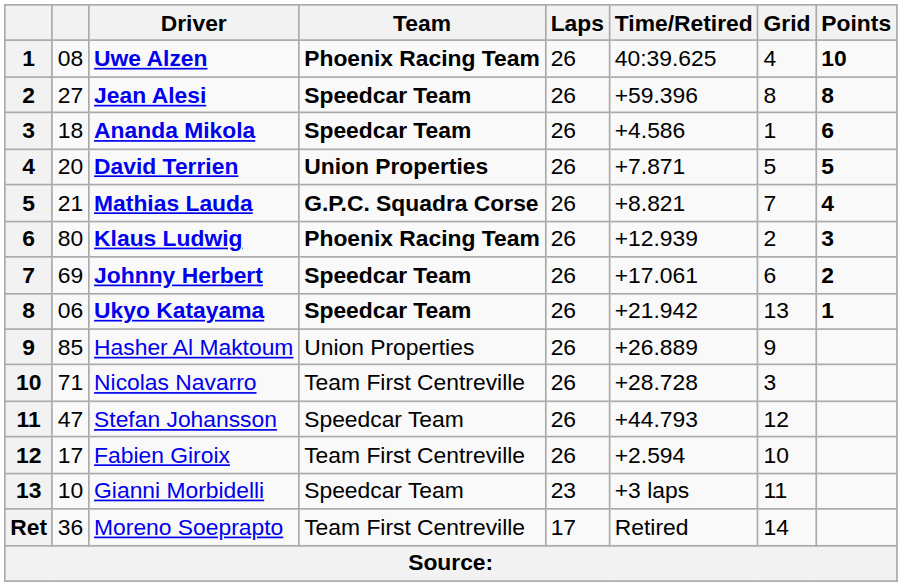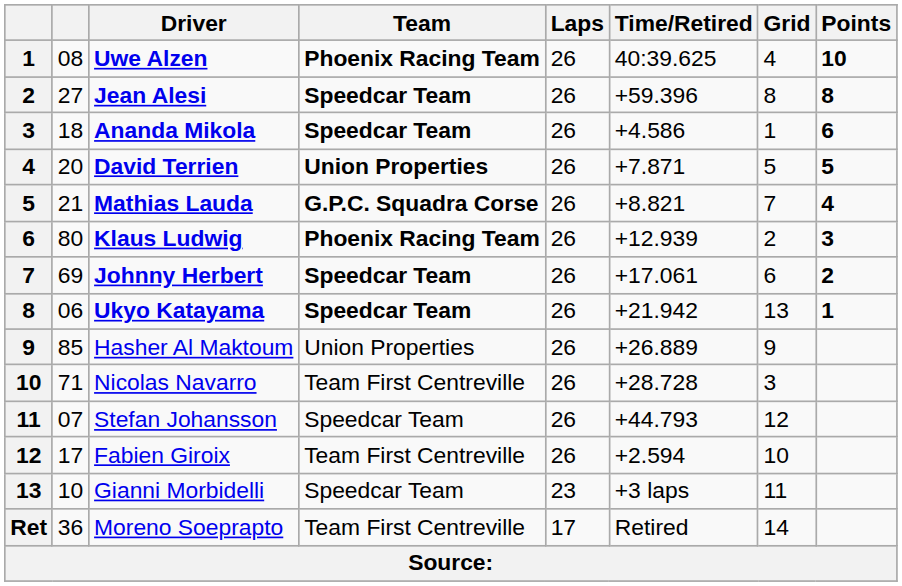(71, 419) 47 -> (71, 419) 07
